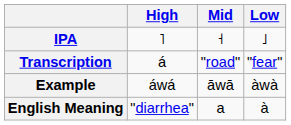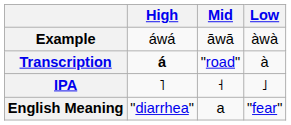rows swapped: (66, 39) <-> (66, 85)
(162, 62) normal -> (162, 62) bold
(265, 62) "fear" -> (265, 62) à
(265, 108) à -> (265, 108) "fear"
